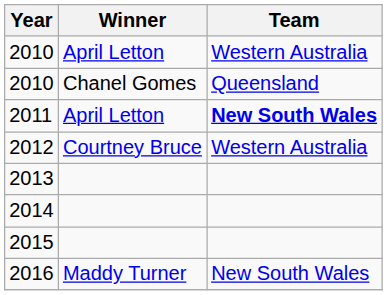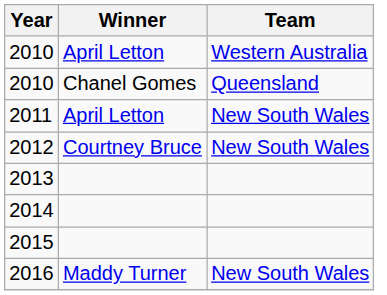(294, 115) bold -> (290, 115) normal
(289, 147) Western Australia -> (290, 147) New South Wales
